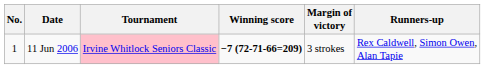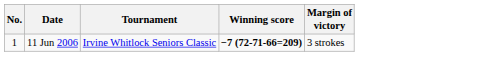- column: (417, 19)
(150, 49) pink background -> (150, 43) no background
